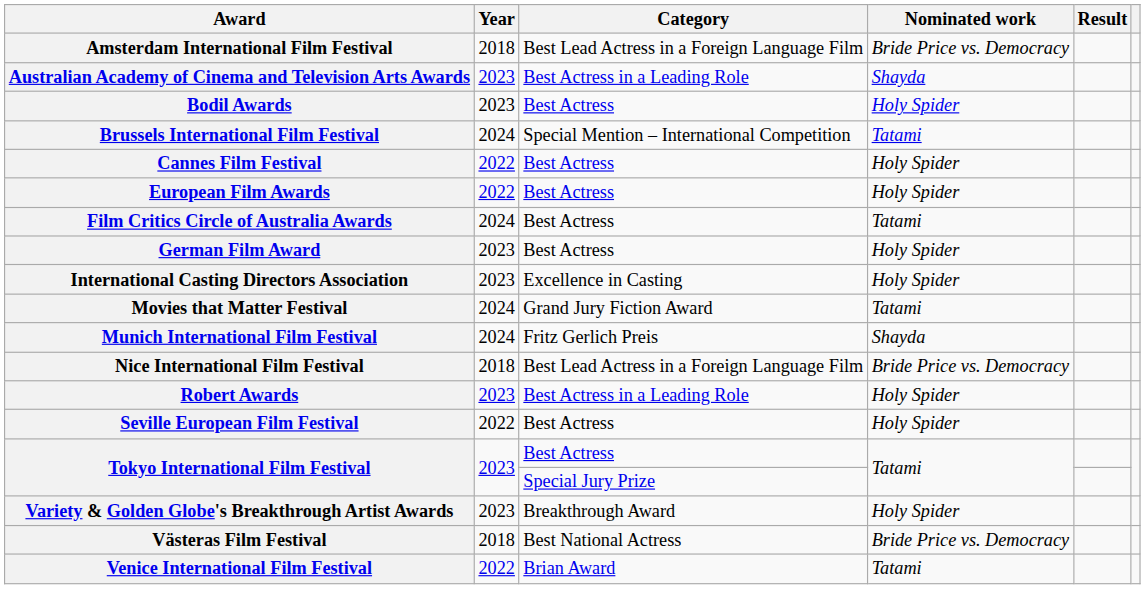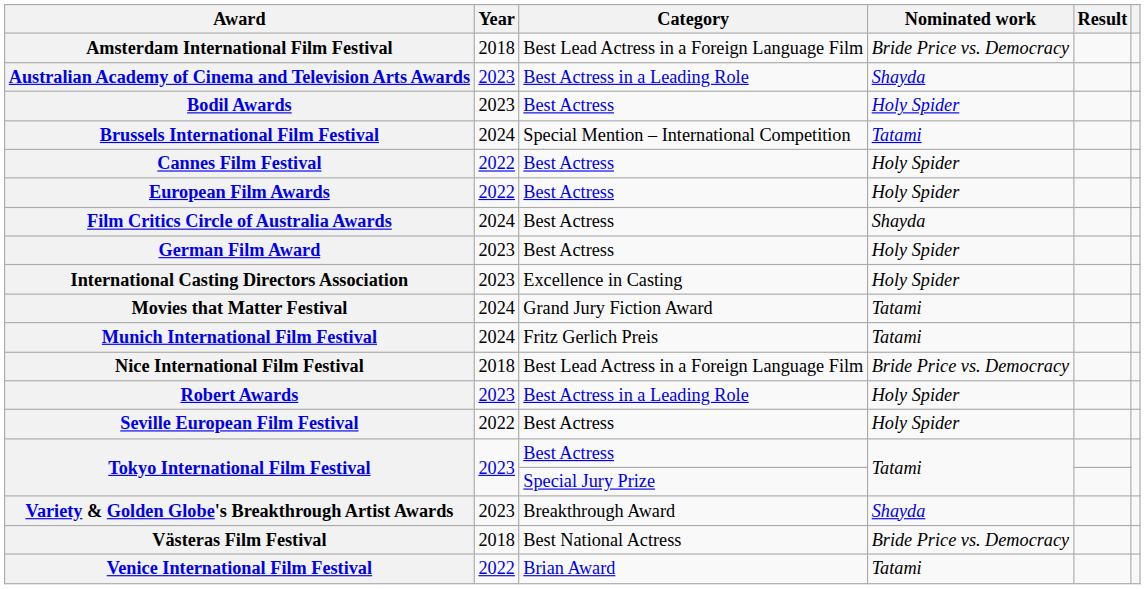(897, 221) Tatami -> (898, 221) Shayda
(898, 337) Shayda -> (897, 337) Tatami
(915, 510) Holy Spider -> (898, 510) Shayda
